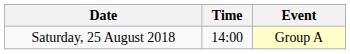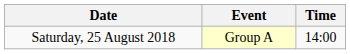columns swapped: (227, 15) <-> (299, 15)
